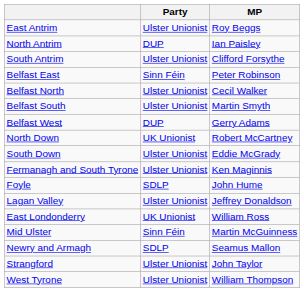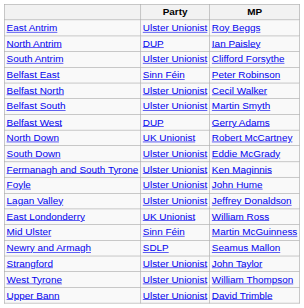(156, 185) SDLP -> (175, 185) Ulster Unionist
+ row: (33, 295)
